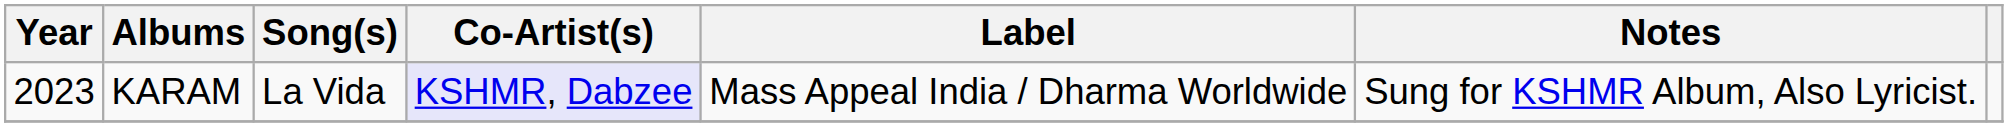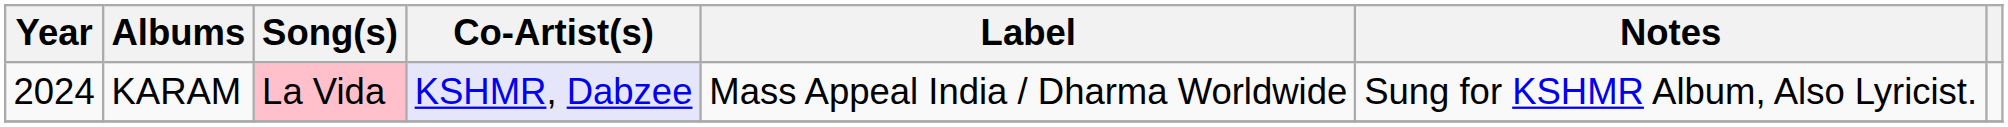(54, 91) 2023 -> (54, 91) 2024
(324, 91) no background -> (324, 91) pink background
